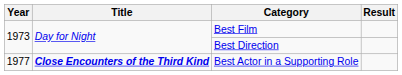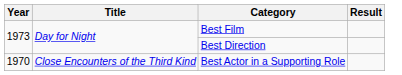(18, 62) 1977 -> (18, 62) 1970
(122, 62) bold -> (115, 62) normal
